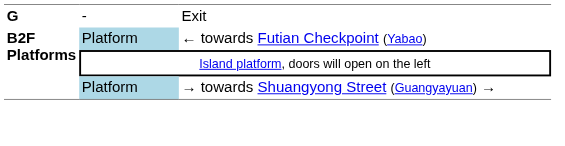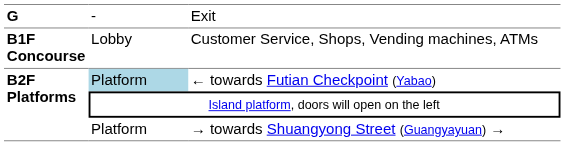+ row: (364, 39)
(110, 87) lightblue background -> (119, 129) no background
